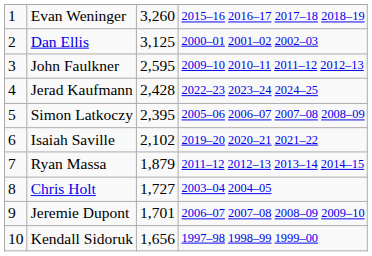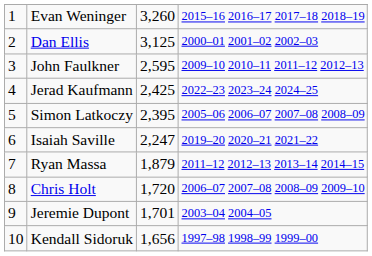(158, 90) 2,428 -> (158, 90) 2,425
(158, 139) 2,102 -> (158, 139) 2,247
(158, 189) 1,727 -> (158, 189) 1,720
(227, 189) 2003–04 2004–05 -> (273, 189) 2006–07 2007–08 2008–09 2009–10
(273, 213) 2006–07 2007–08 2008–09 2009–10 -> (227, 213) 2003–04 2004–05
